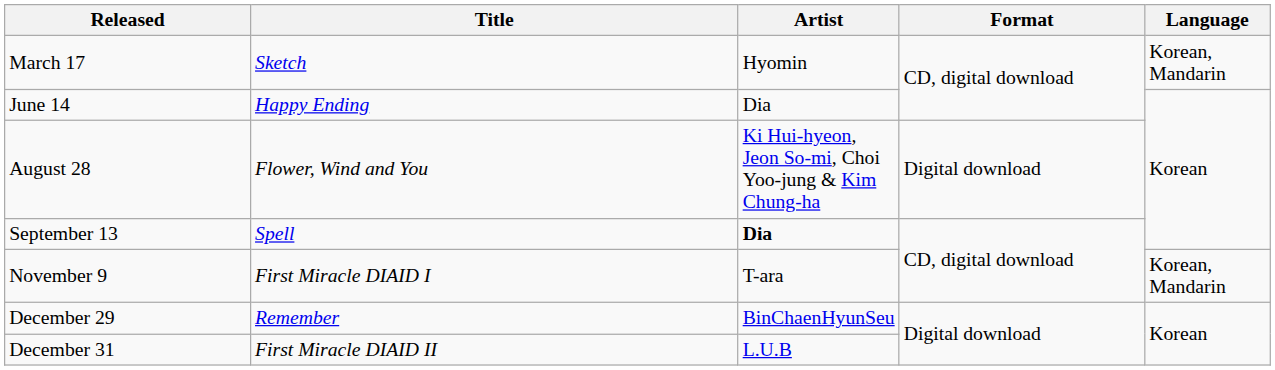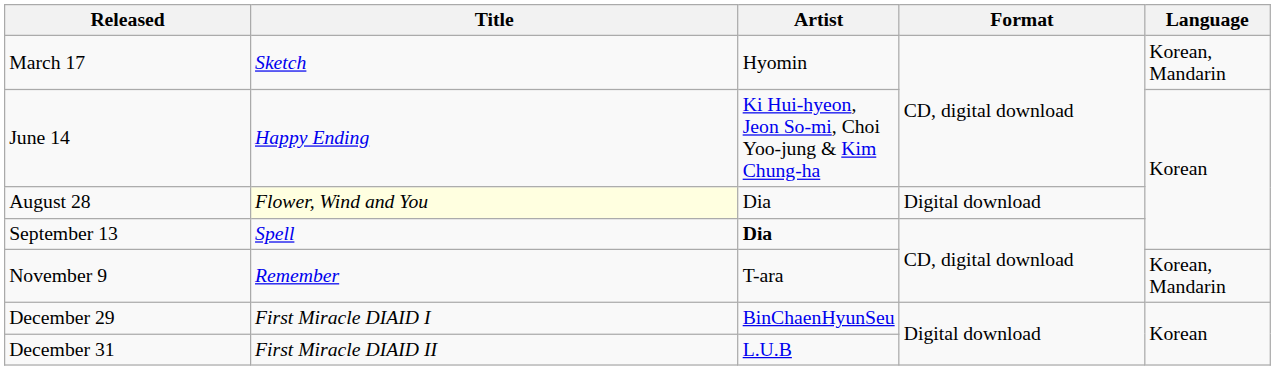(757, 104) Dia -> (811, 137) Ki Hui-hyeon, Jeon So-mi, Choi Yoo-jung & Kim Chung-ha
(342, 169) no background -> (342, 202) lightyellow background
(811, 169) Ki Hui-hyeon, Jeon So-mi, Choi Yoo-jung & Kim Chung-ha -> (757, 202) Dia
(343, 275) First Miracle DIAID I -> (297, 275) Remember
(297, 318) Remember -> (343, 318) First Miracle DIAID I
